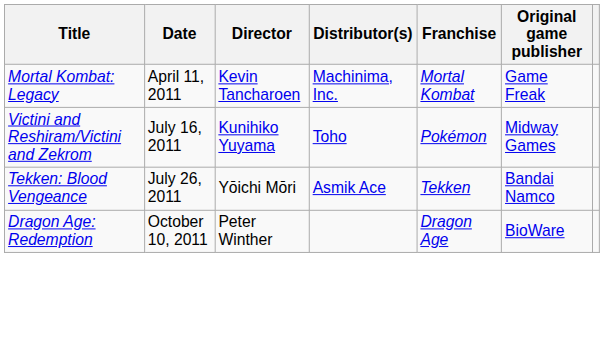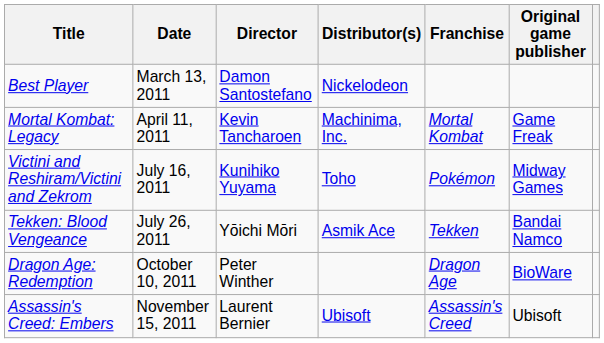+ row: (48, 85)
+ row: (61, 316)
